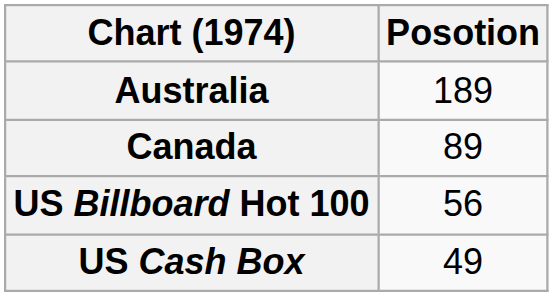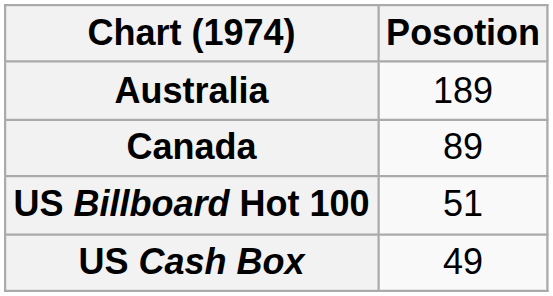(463, 204) 56 -> (463, 204) 51
